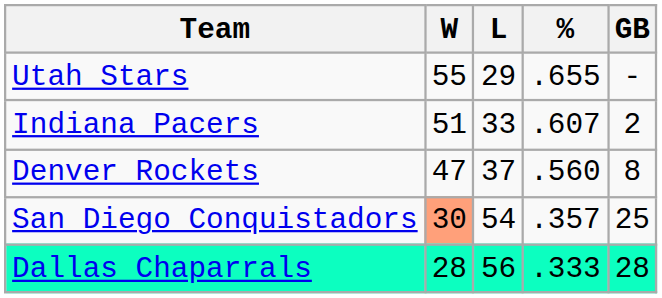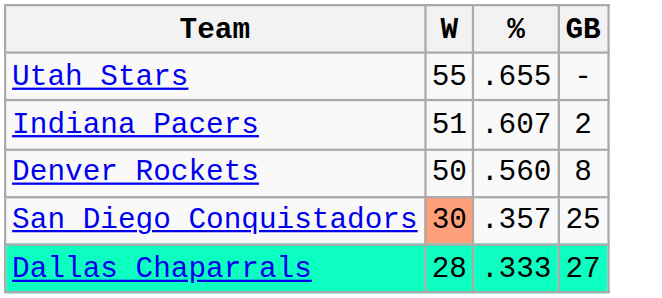- column: (499, 29)
(449, 173) 47 -> (449, 173) 50
(632, 268) 28 -> (583, 268) 27
